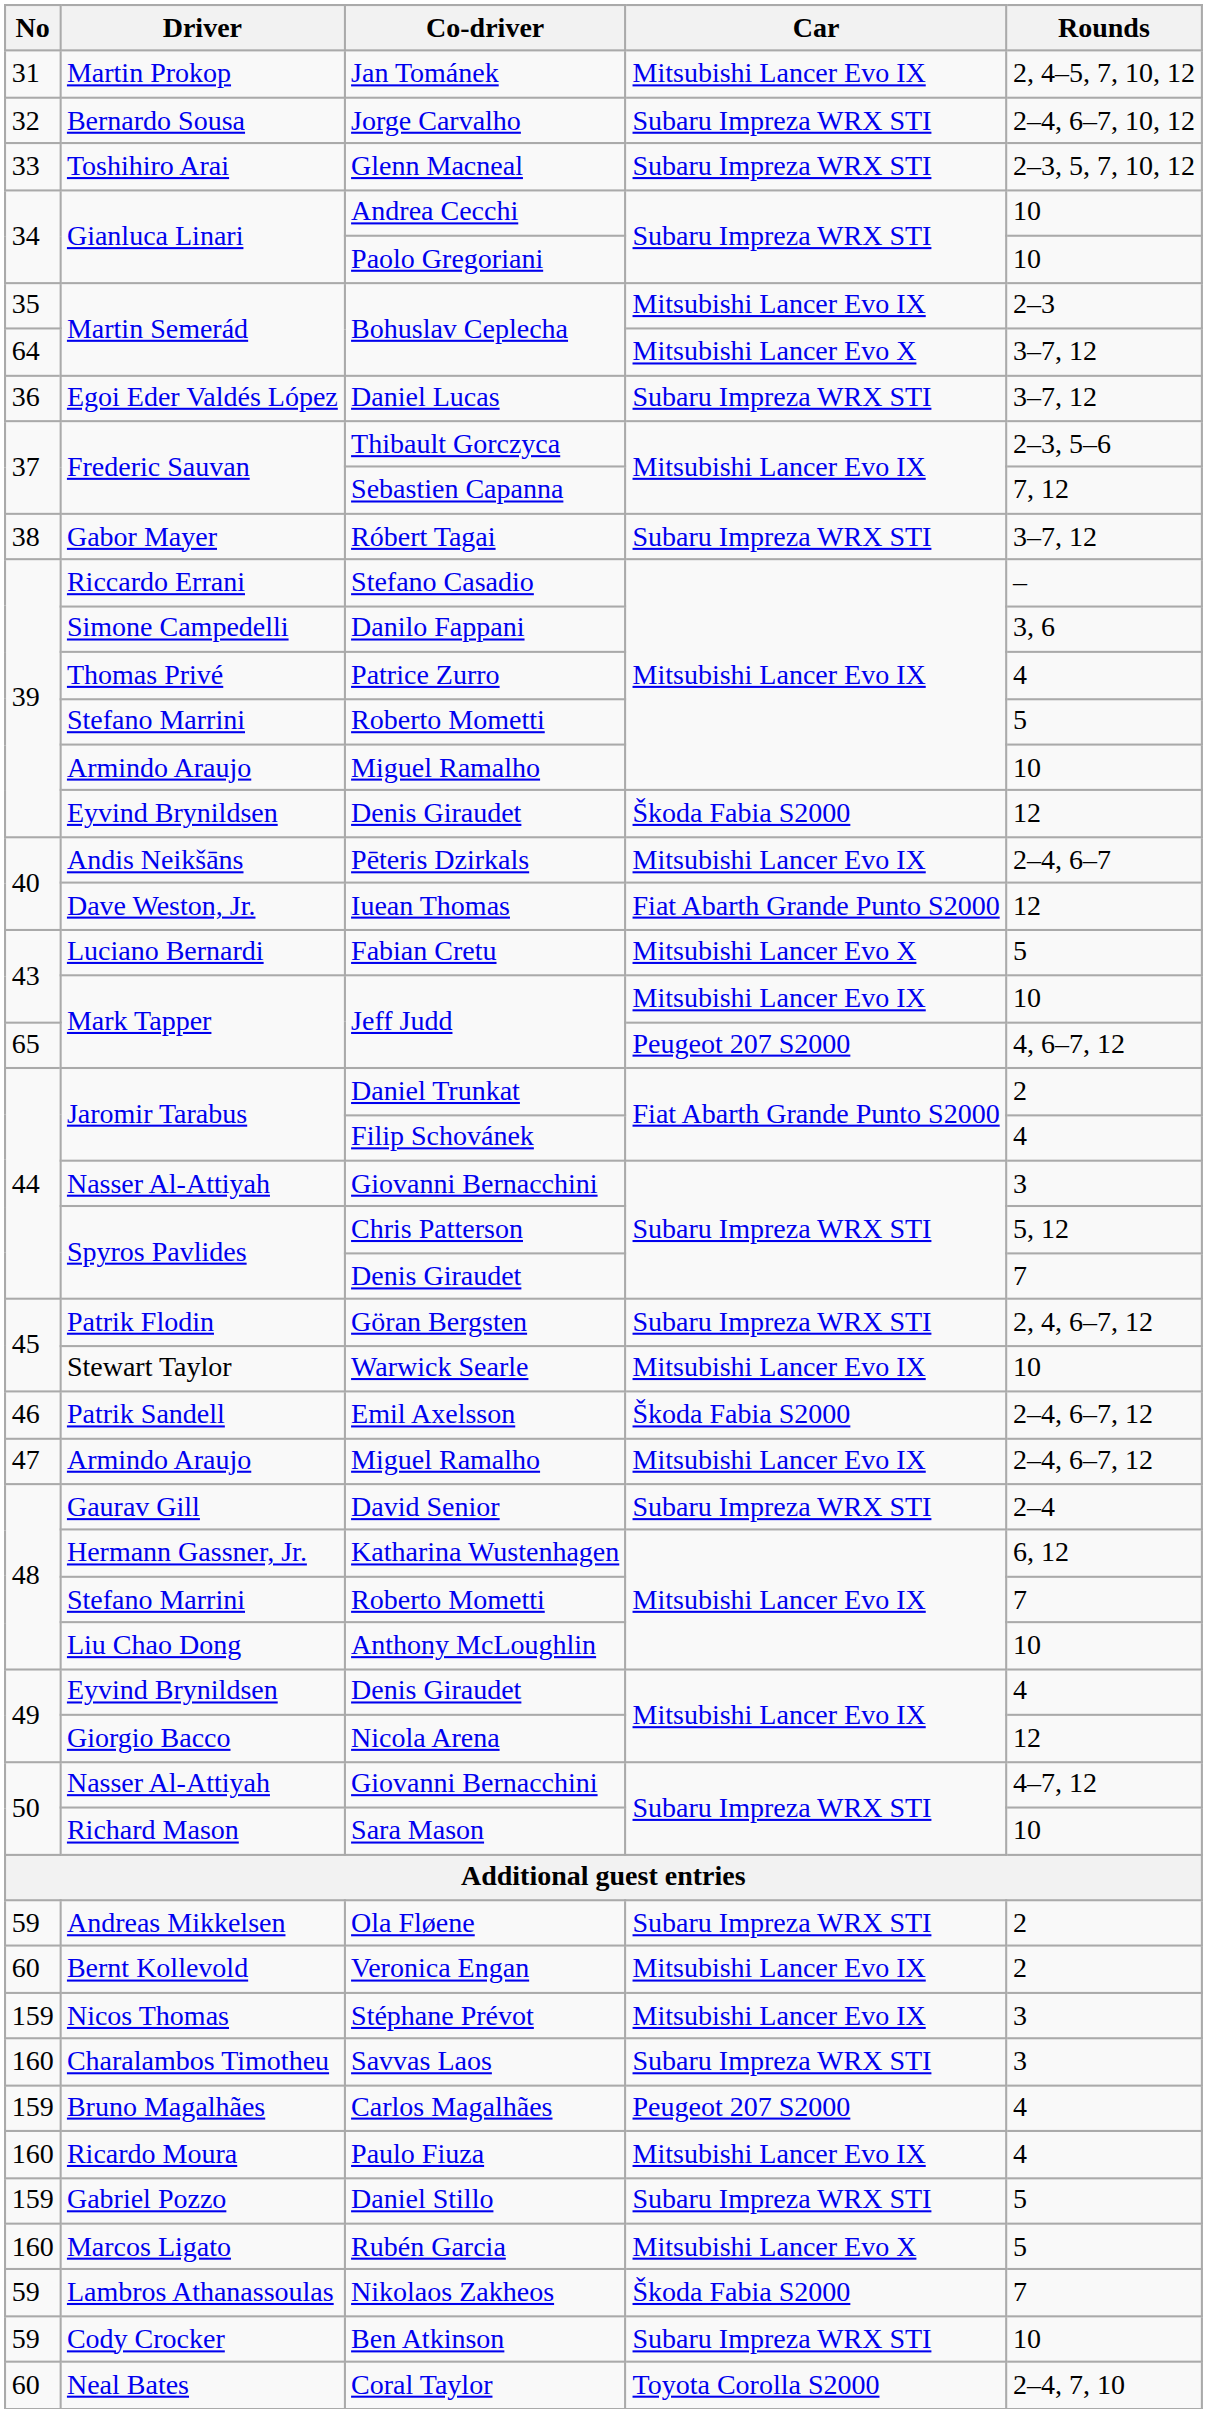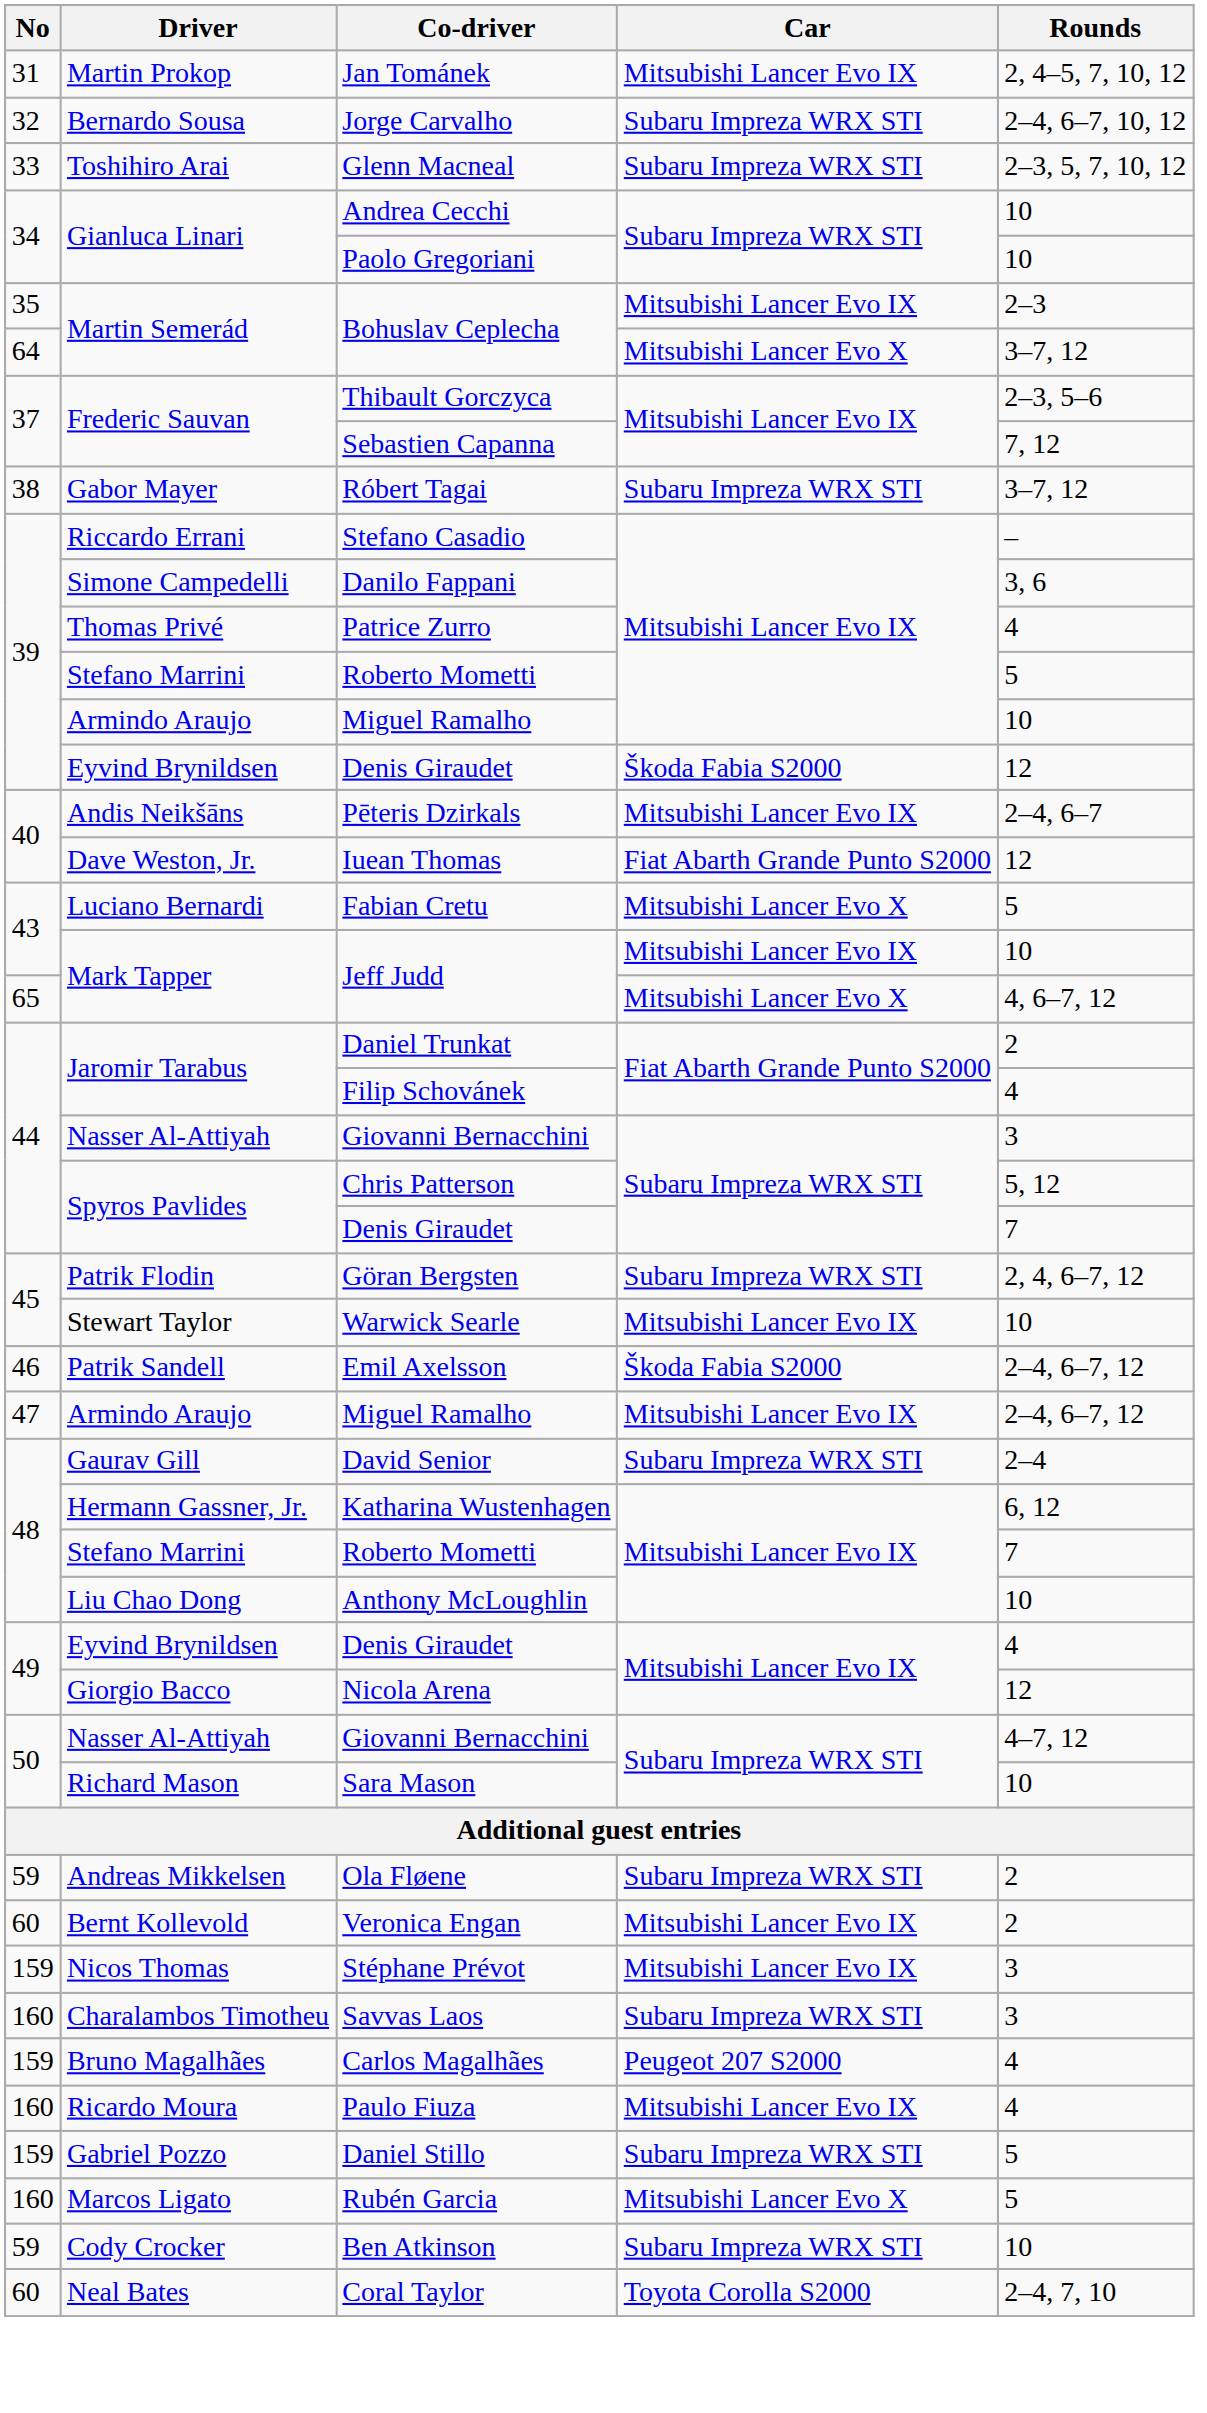- row: (26, 396)
(741, 1044) Peugeot 207 S2000 -> (766, 997) Mitsubishi Lancer Evo X
- row: (26, 2292)
